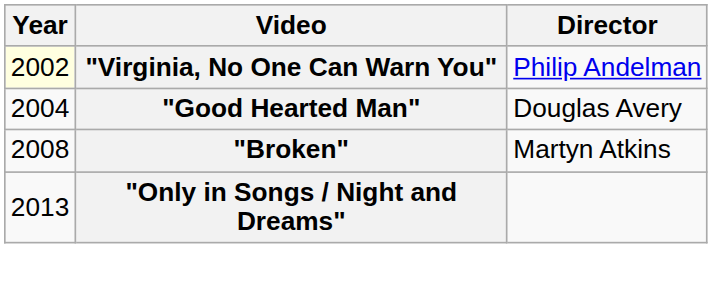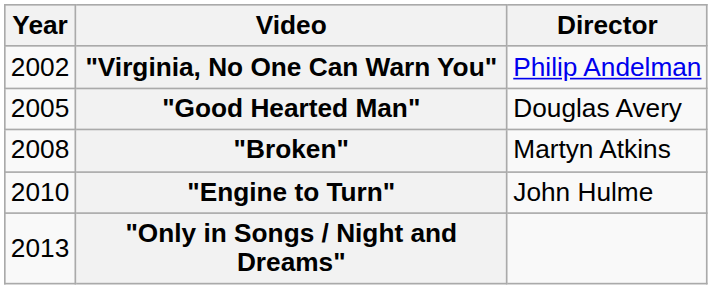(40, 66) lightyellow background -> (40, 66) no background
(40, 108) 2004 -> (40, 108) 2005
+ row: (291, 191)
